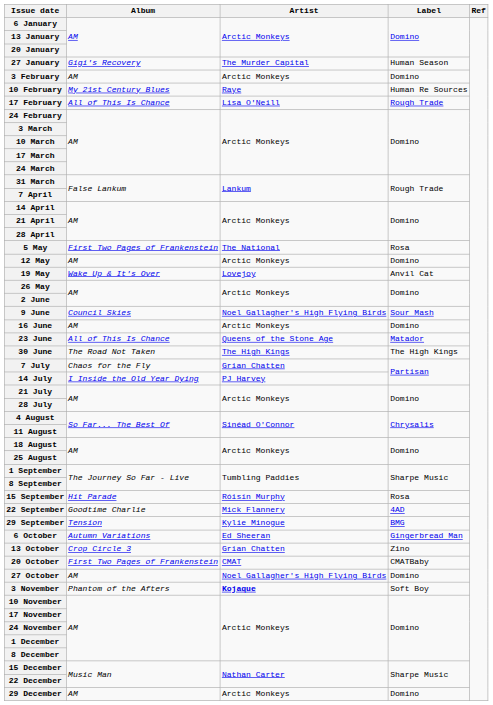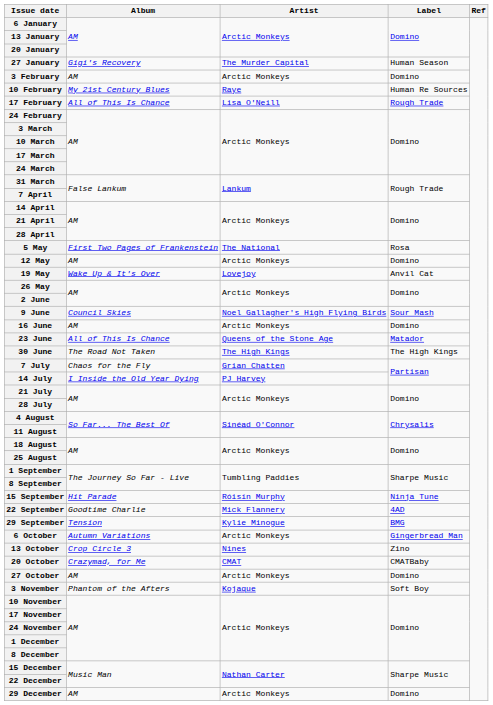(400, 497) Rosa -> (414, 497) Ninja Tune
(246, 536) Ed Sheeran -> (256, 536) Arctic Monkeys
(253, 549) Grian Chatten -> (234, 549) Nines
(143, 563) First Two Pages of Frankenstein -> (107, 563) Crazymad, for Me
(304, 576) Noel Gallagher's High Flying Birds -> (256, 576) Arctic Monkeys
(239, 589) bold -> (239, 589) normal
